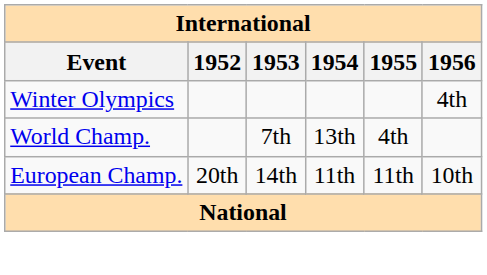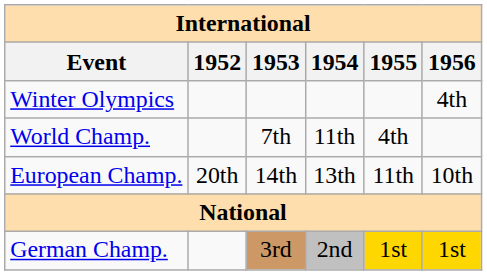(335, 136) 13th -> (335, 136) 11th
(335, 174) 11th -> (335, 174) 13th
+ row: (89, 250)
